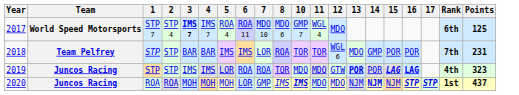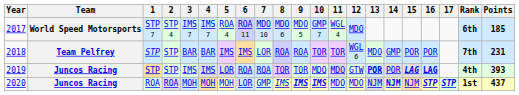+ column: (301, 11)
(190, 29) bold -> (190, 29) normal
(479, 29) 125 -> (498, 29) 185
(479, 70) 323 -> (498, 70) 393
